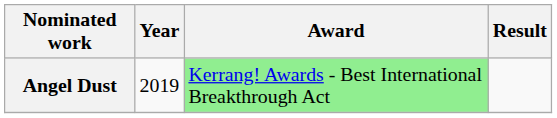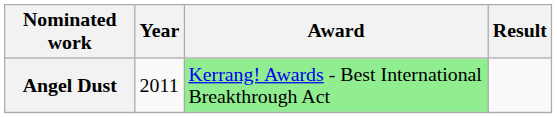(159, 85) 2019 -> (159, 85) 2011
